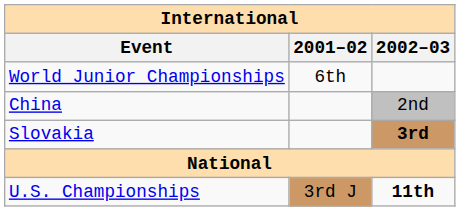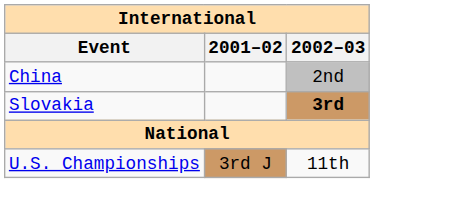- row: (147, 77)
(413, 192) bold -> (328, 163) normal
